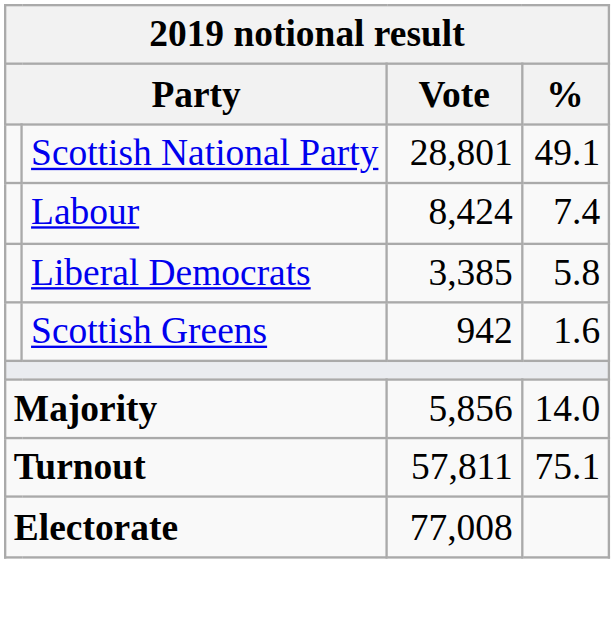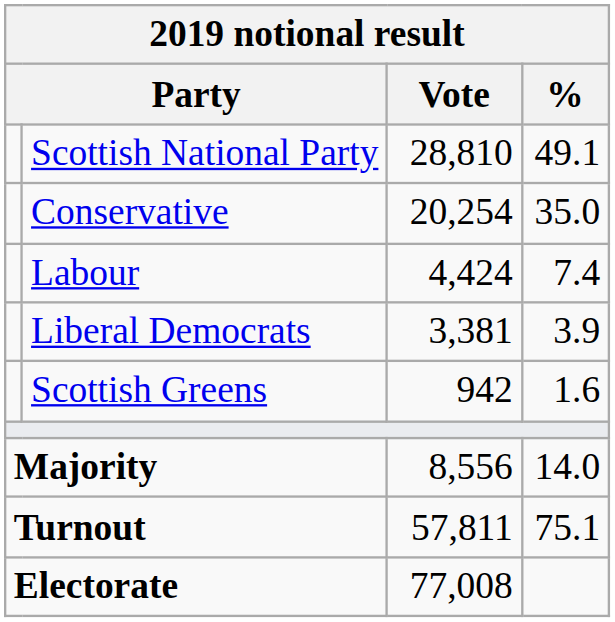(461, 152) 28,801 -> (461, 152) 28,810
+ row: (130, 212)
(471, 212) 8,424 -> (471, 271) 4,424
(471, 271) 3,385 -> (471, 331) 3,381
(577, 271) 5.8 -> (577, 331) 3.9
(471, 407) 5,856 -> (471, 467) 8,556
